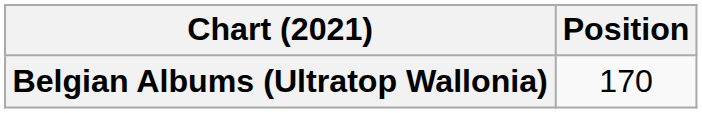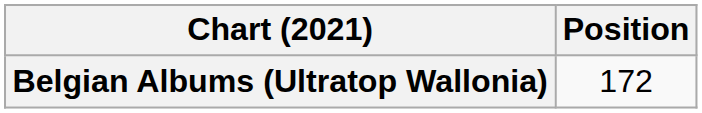(626, 81) 170 -> (626, 81) 172
